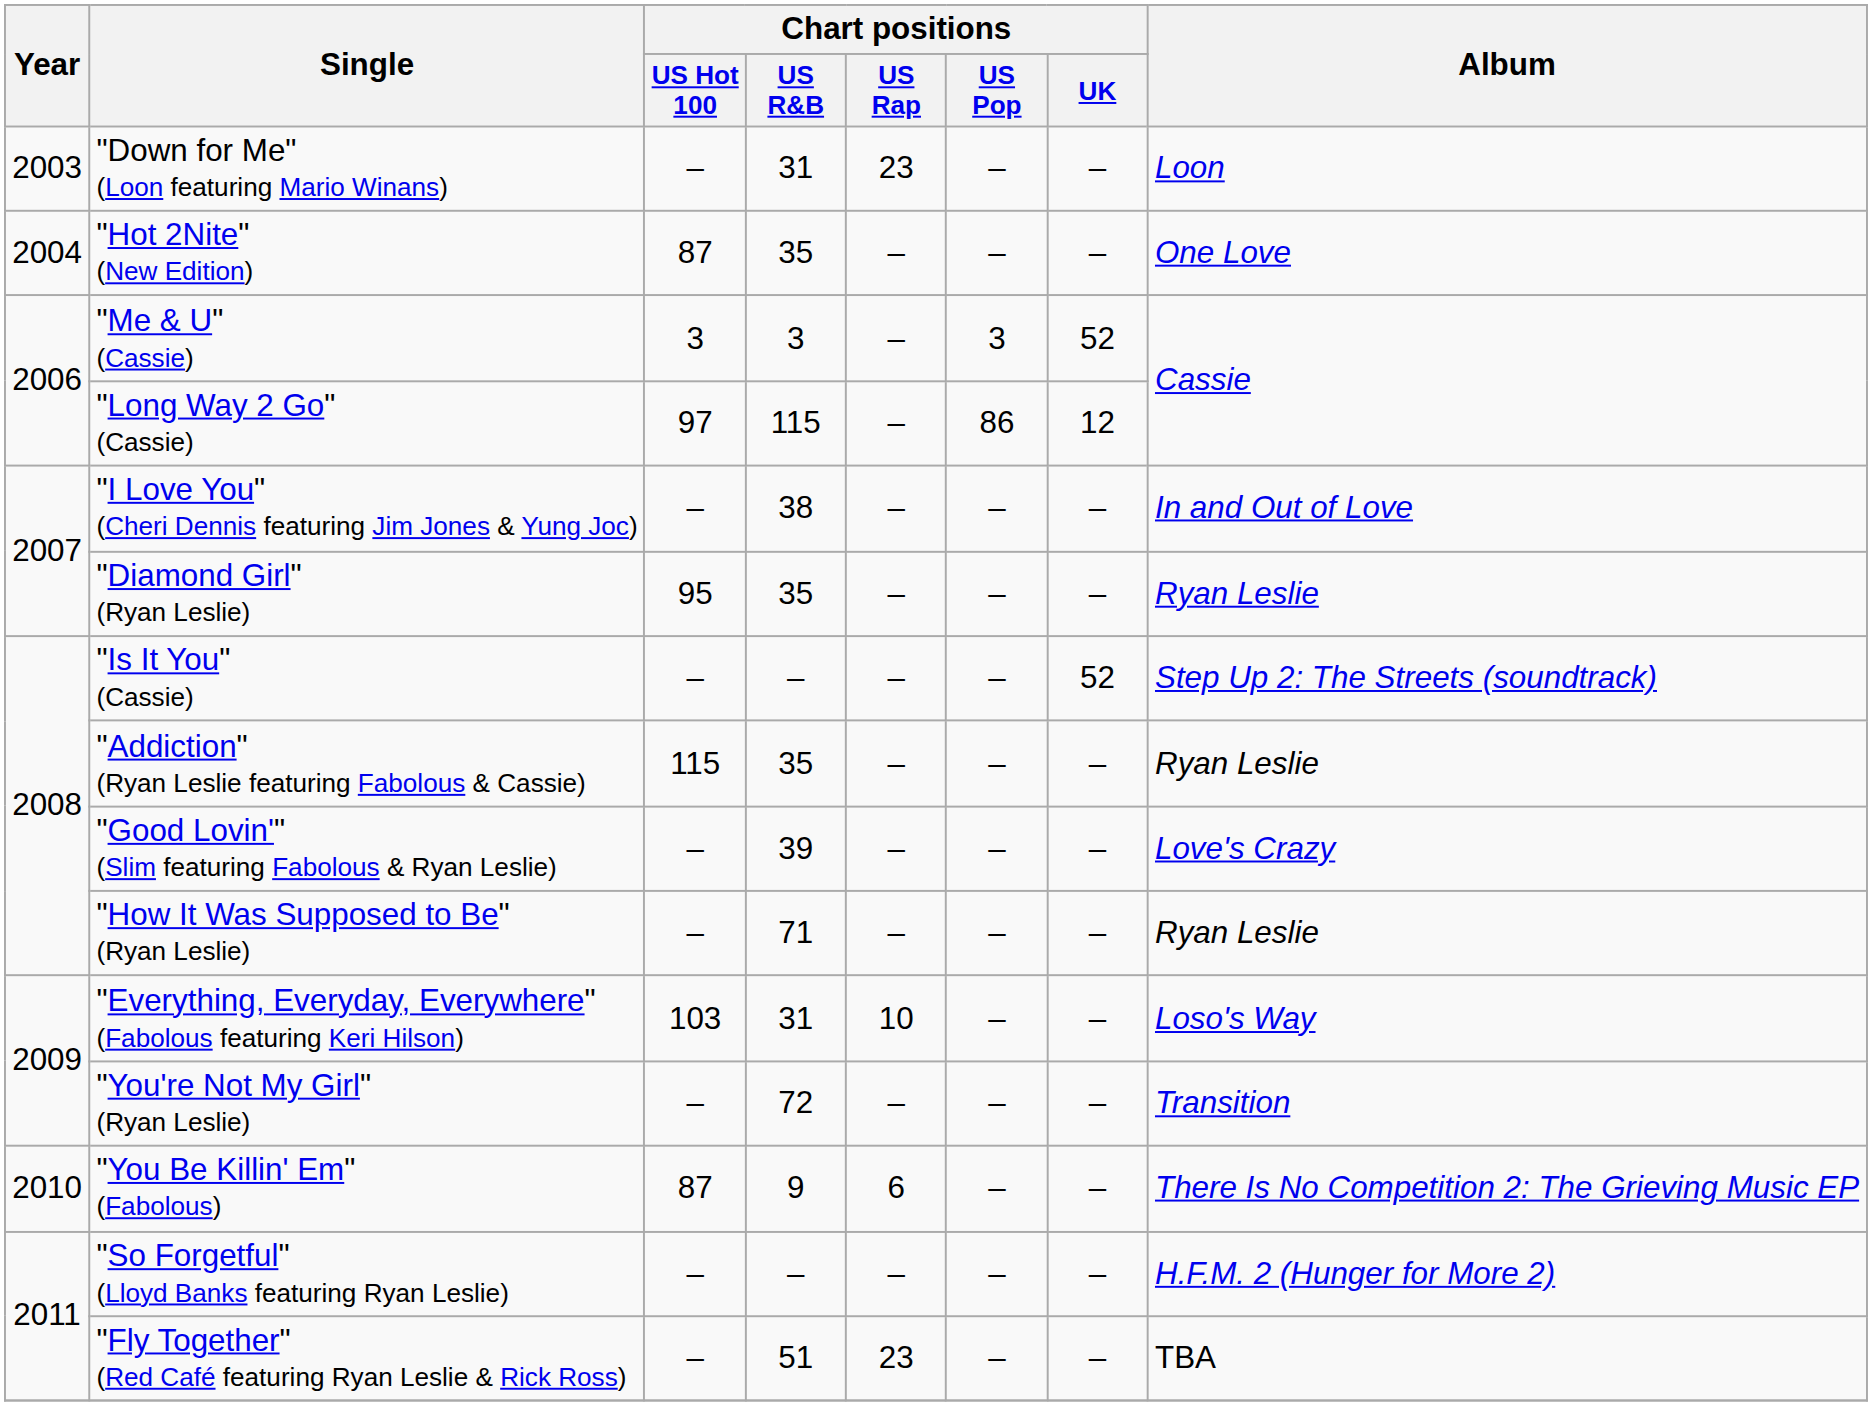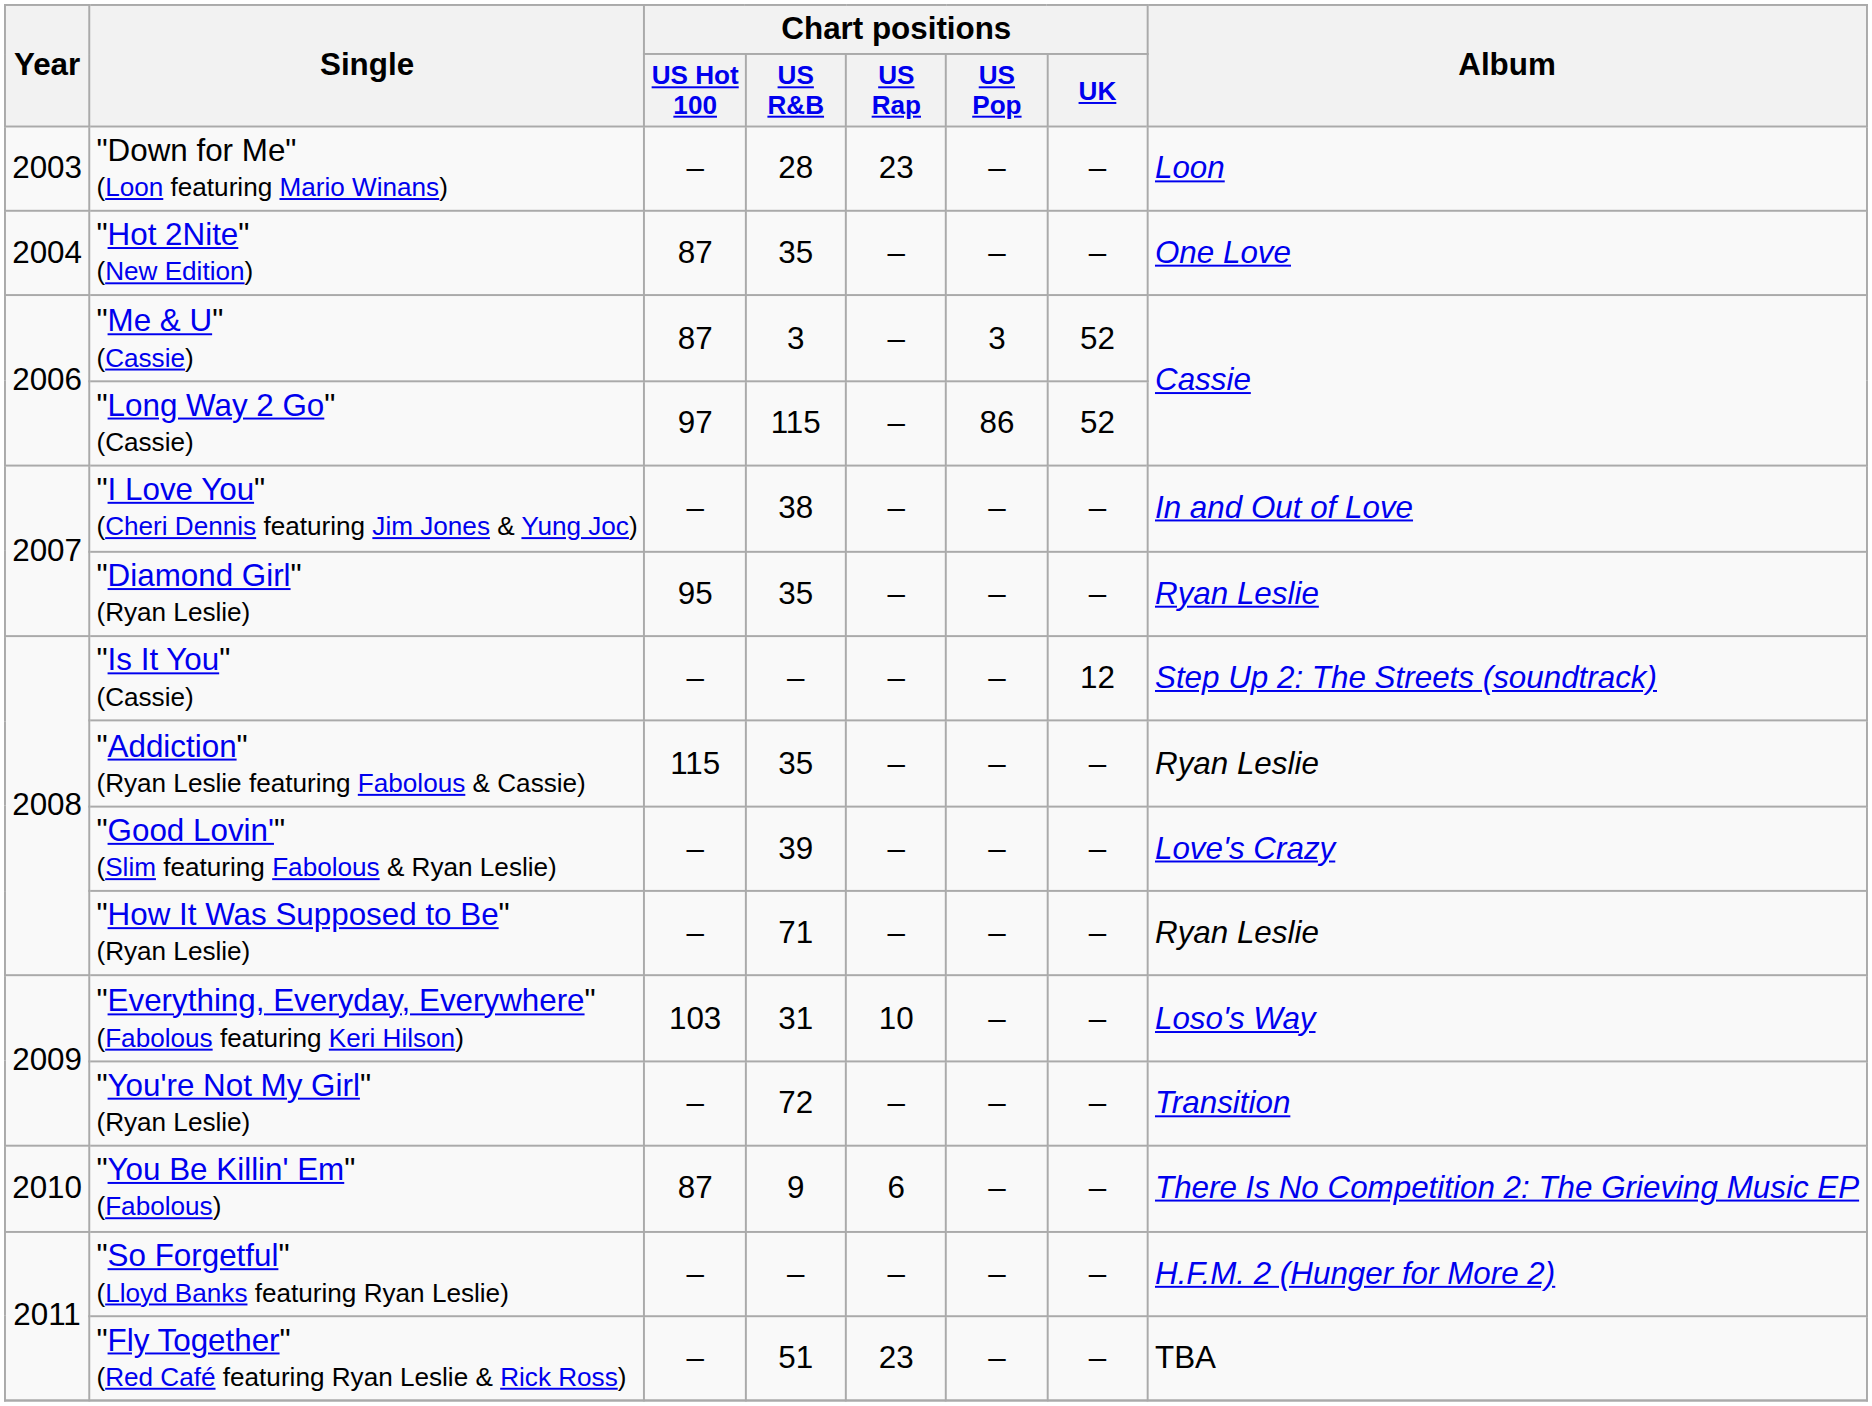(796, 167) 31 -> (796, 167) 28
(695, 337) 3 -> (695, 337) 87
(1097, 422) 12 -> (1097, 422) 52
(1097, 678) 52 -> (1097, 678) 12
